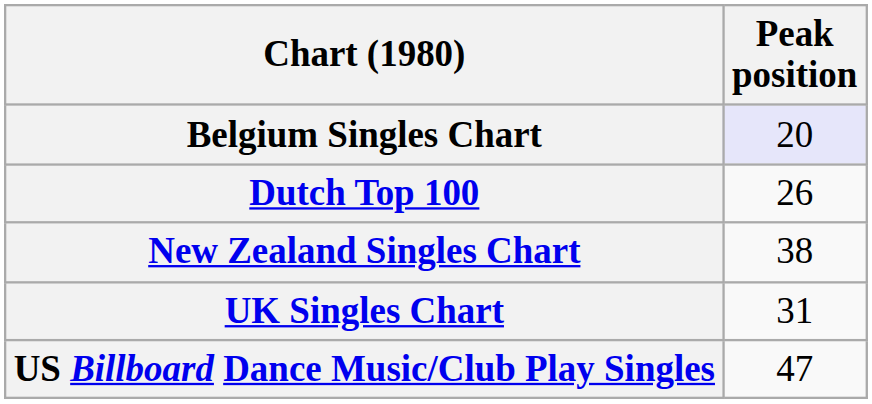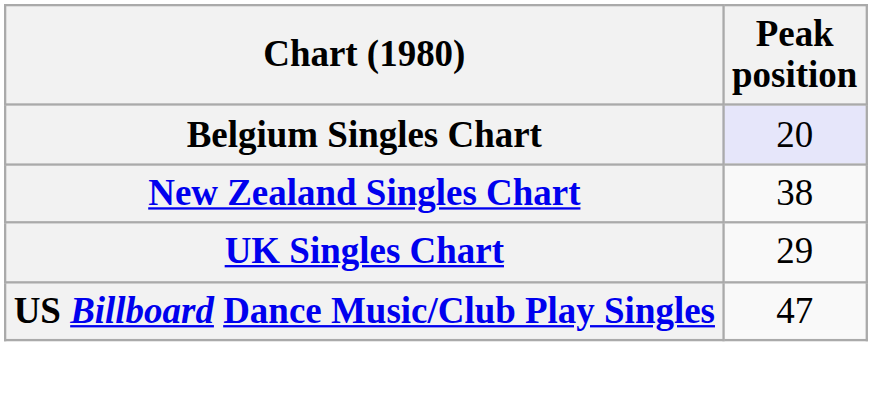- row: (364, 192)
(795, 309) 31 -> (795, 251) 29
